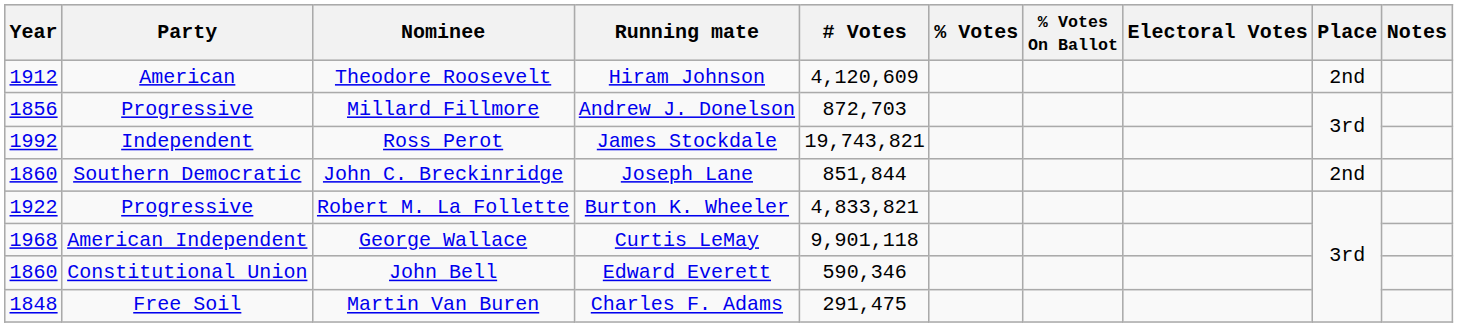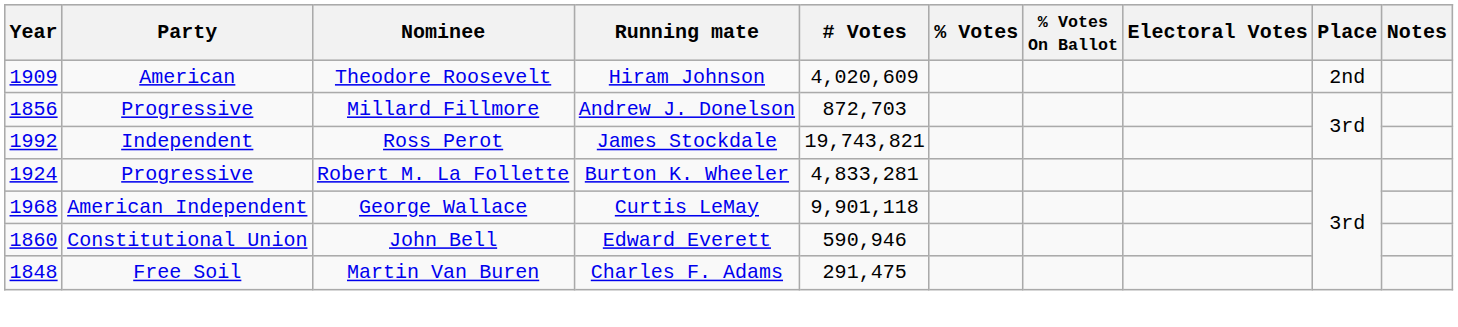(34, 77) 1912 -> (34, 77) 1909
(865, 77) 4,120,609 -> (865, 77) 4,020,609
- row: (443, 175)
(34, 207) 1922 -> (34, 175) 1924
(865, 207) 4,833,821 -> (865, 175) 4,833,281
(865, 273) 590,346 -> (865, 240) 590,946
